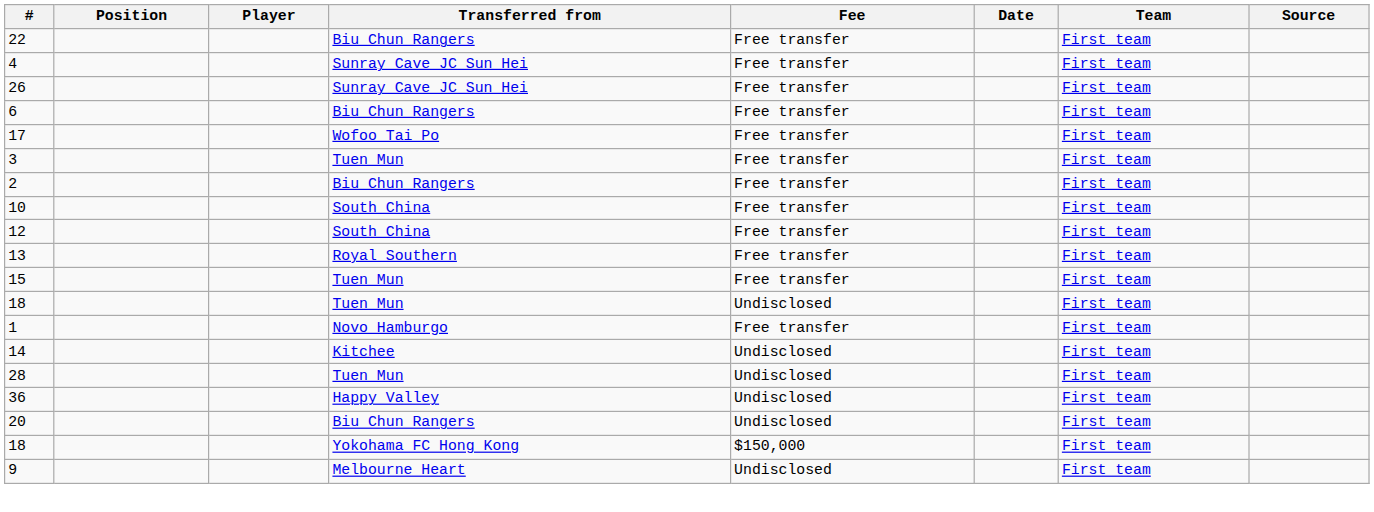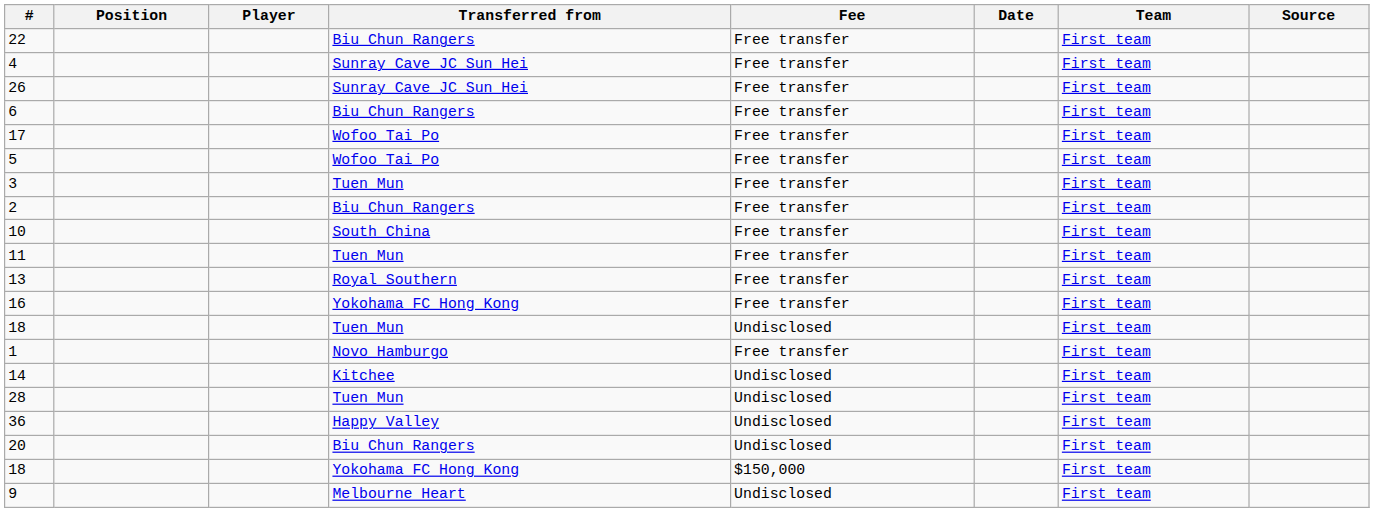+ row: (13, 160)
+ row: (17, 256)
- row: (17, 232)
- row: (17, 280)
+ row: (17, 304)
